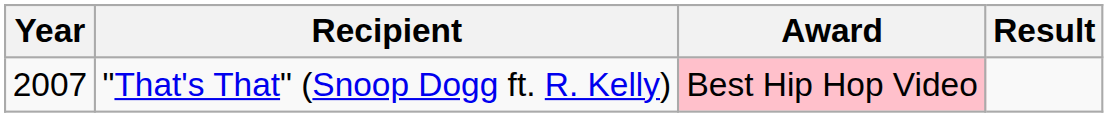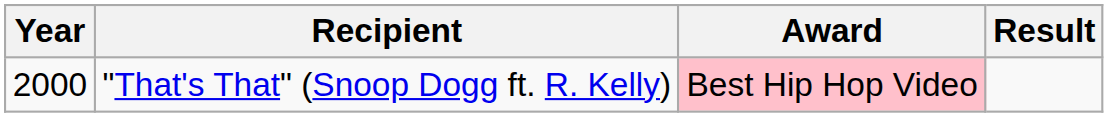(50, 84) 2007 -> (50, 84) 2000
